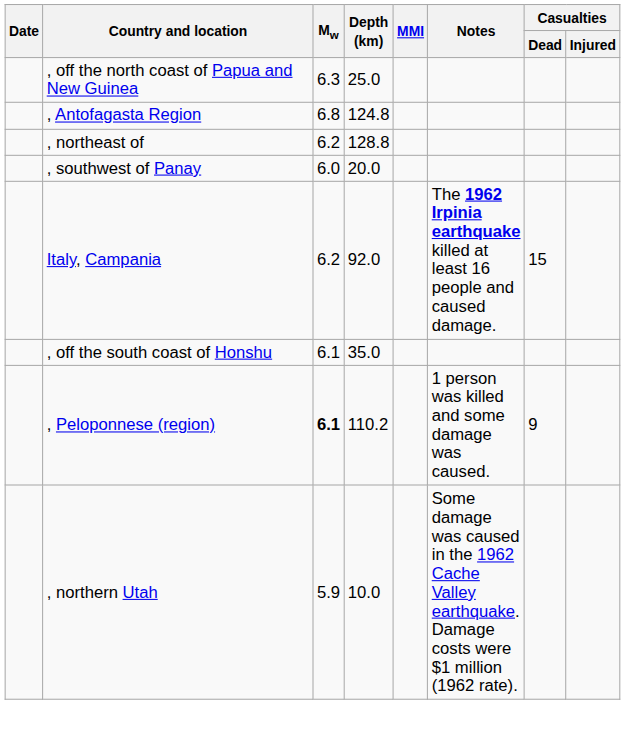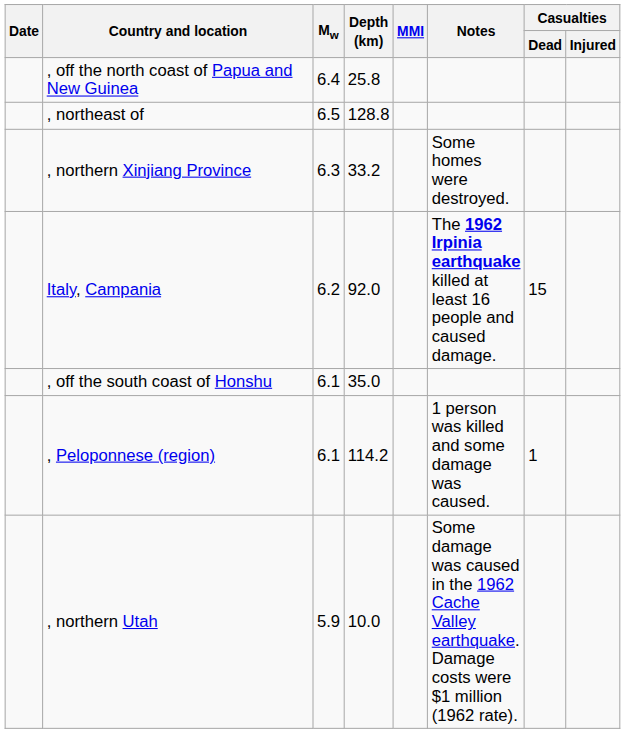(329, 79) 6.3 -> (329, 79) 6.4
(364, 79) 25.0 -> (364, 79) 25.8
- row: (124, 115)
(329, 141) 6.2 -> (329, 115) 6.5
- row: (124, 168)
+ row: (149, 170)
(329, 425) bold -> (329, 455) normal
(368, 425) 110.2 -> (368, 455) 114.2
(533, 425) 9 -> (533, 455) 1
